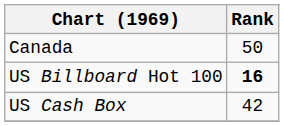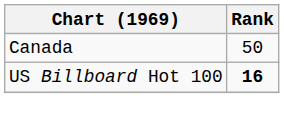- row: (68, 106)
